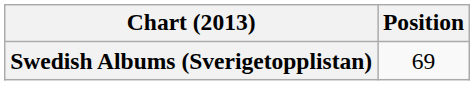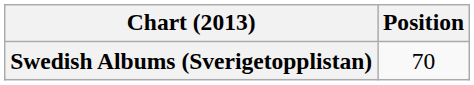(424, 60) 69 -> (424, 60) 70
